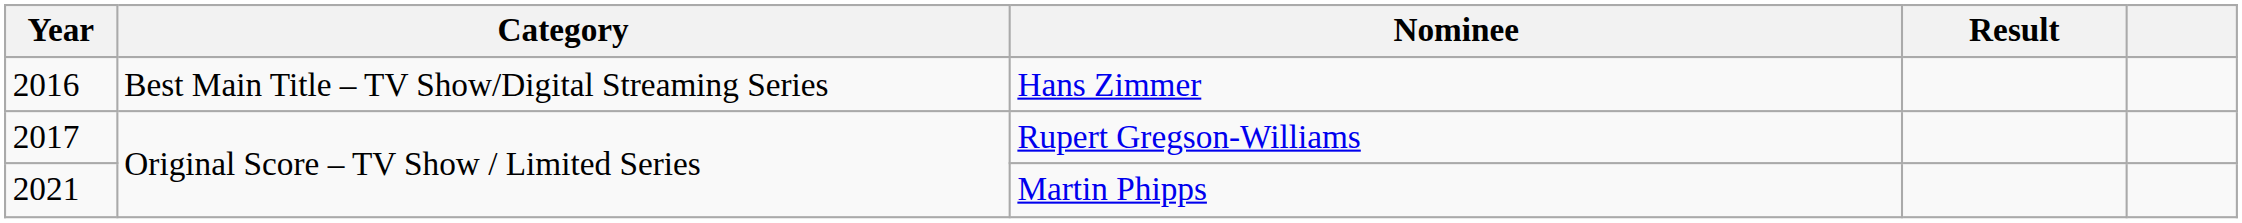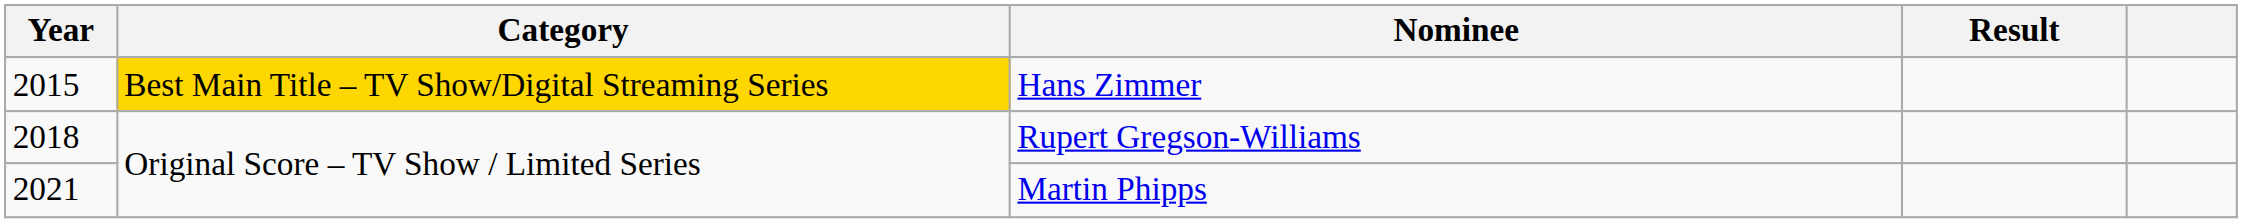(46, 83) 2016 -> (46, 83) 2015
(476, 83) no background -> (476, 83) gold background
(46, 136) 2017 -> (46, 136) 2018
